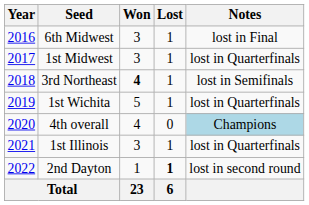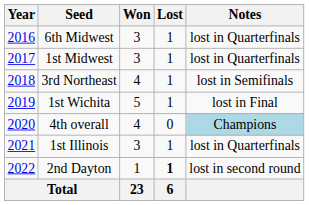(245, 37) lost in Final -> (245, 37) lost in Quarterfinals
(137, 80) bold -> (137, 80) normal
(245, 102) lost in Quarterfinals -> (245, 102) lost in Final
